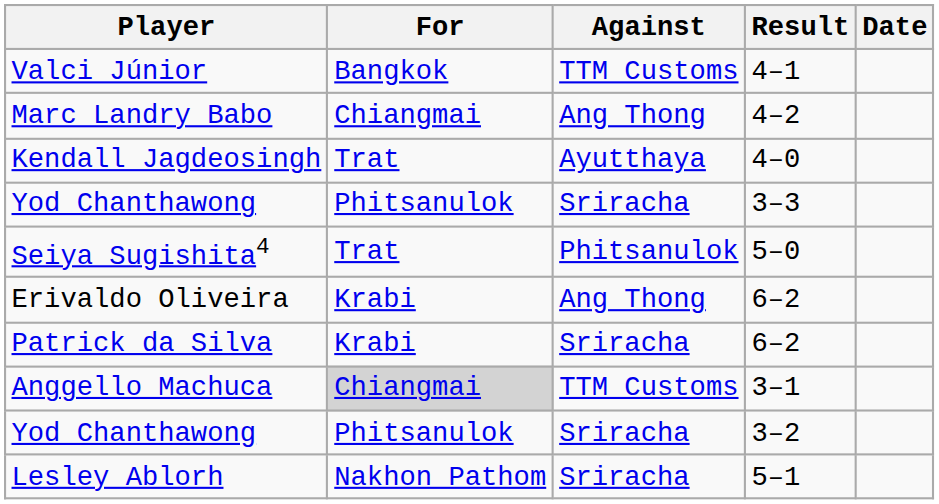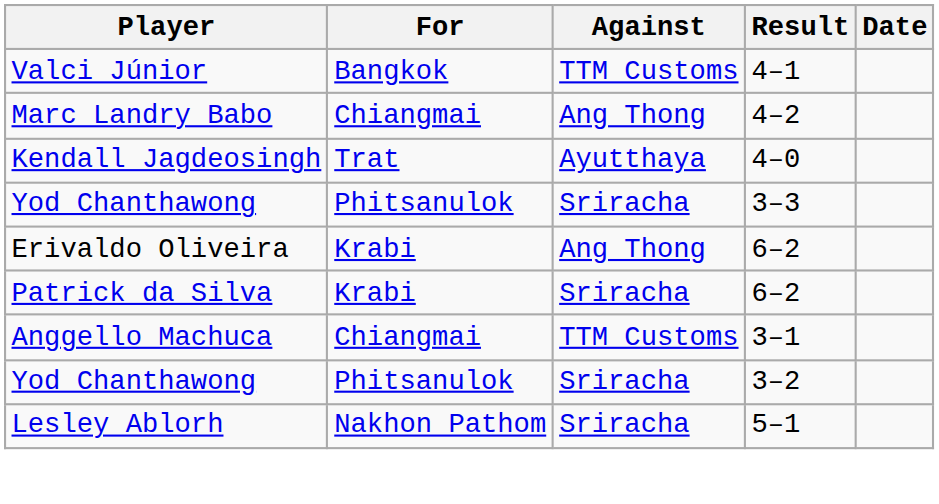- row: (141, 252)
(408, 388) lightgrey background -> (408, 337) no background
